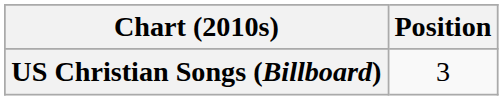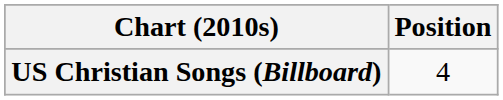(443, 71) 3 -> (443, 71) 4
